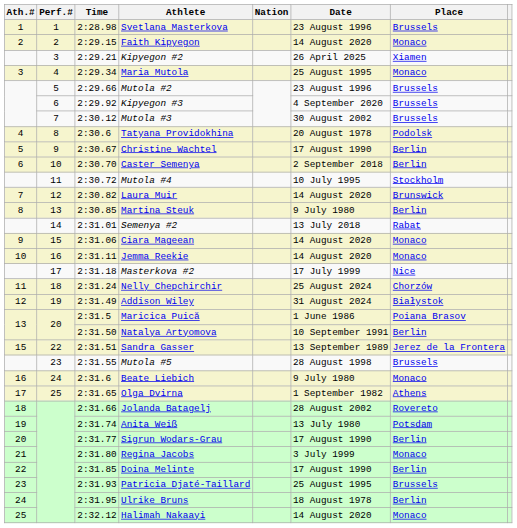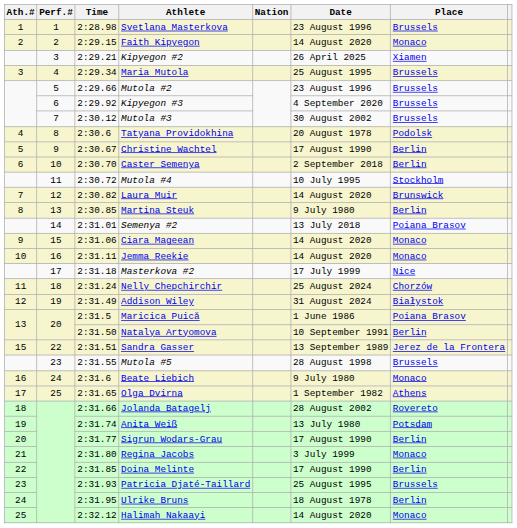(410, 73) Monaco -> (415, 73) Brussels
(407, 226) Rabat -> (429, 226) Poiana Brasov
